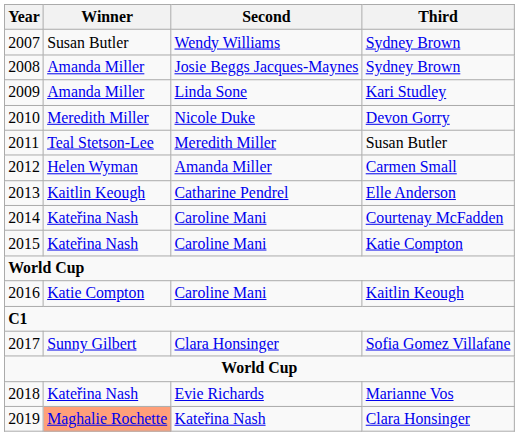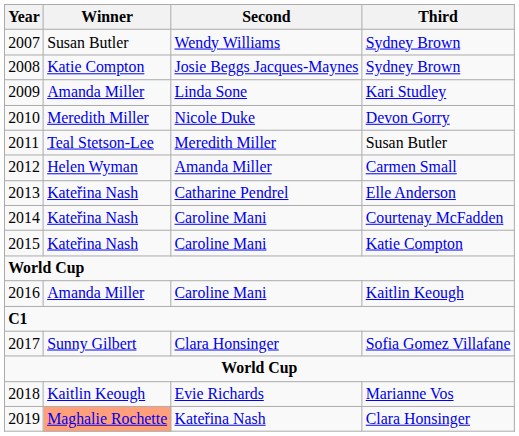(96, 67) Amanda Miller -> (96, 67) Katie Compton
(96, 192) Kaitlin Keough -> (93, 192) Kateřina Nash
(96, 293) Katie Compton -> (96, 293) Amanda Miller
(93, 393) Kateřina Nash -> (96, 393) Kaitlin Keough
